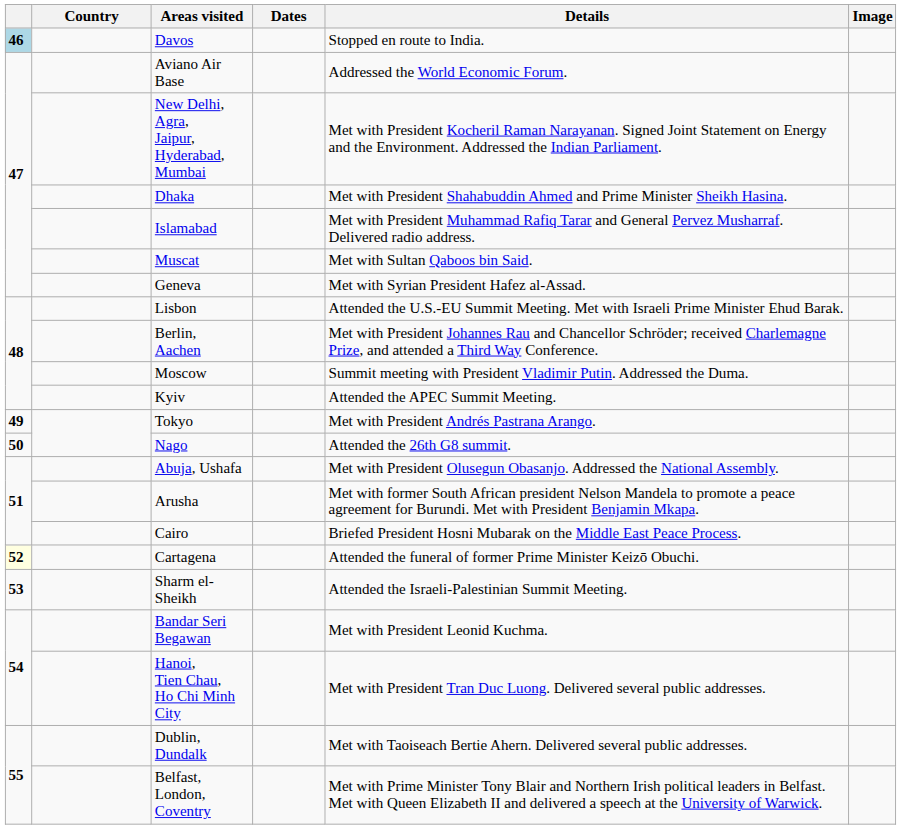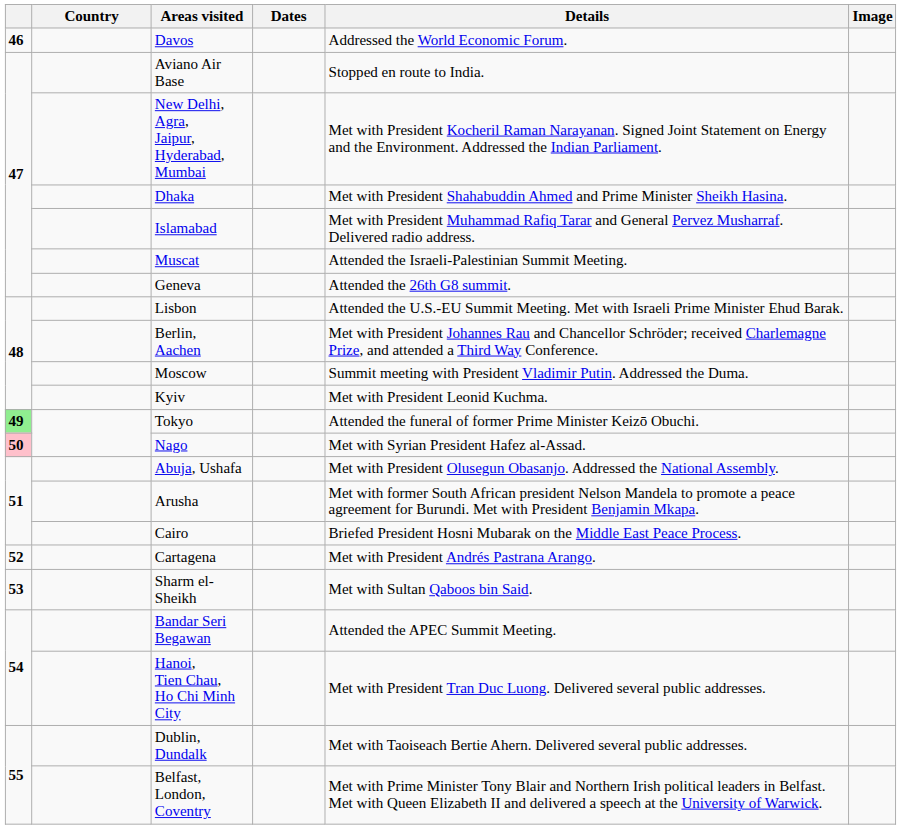(16, 40) lightblue background -> (16, 40) no background
(406, 40) Stopped en route to India. -> (448, 40) Addressed the World Economic Forum.
(448, 72) Addressed the World Economic Forum. -> (406, 72) Stopped en route to India.
(430, 261) Met with Sultan Qaboos bin Said. -> (478, 261) Attended the Israeli-Palestinian Summit Meeting.
(457, 284) Met with Syrian President Hafez al-Assad. -> (420, 284) Attended the 26th G8 summit.
(442, 397) Attended the APEC Summit Meeting. -> (438, 397) Met with President Leonid Kuchma.
(16, 421) no background -> (16, 421) lightgreen background
(462, 421) Met with President Andrés Pastrana Arango. -> (514, 421) Attended the funeral of former Prime Minister Keizō Obuchi.
(16, 444) no background -> (16, 444) pink background
(420, 444) Attended the 26th G8 summit. -> (457, 444) Met with Syrian President Hafez al-Assad.
(16, 557) lightyellow background -> (16, 557) no background
(514, 557) Attended the funeral of former Prime Minister Keizō Obuchi. -> (462, 557) Met with President Andrés Pastrana Arango.
(478, 589) Attended the Israeli-Palestinian Summit Meeting. -> (430, 589) Met with Sultan Qaboos bin Said.
(438, 630) Met with President Leonid Kuchma. -> (442, 630) Attended the APEC Summit Meeting.
